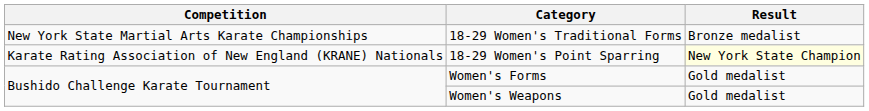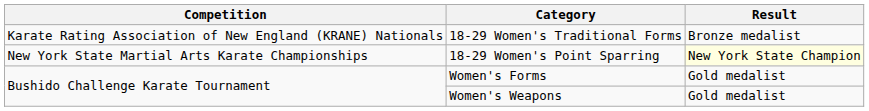(188, 35) New York State Martial Arts Karate Championships -> (225, 35) Karate Rating Association of New England (KRANE) Nationals
(225, 55) Karate Rating Association of New England (KRANE) Nationals -> (188, 55) New York State Martial Arts Karate Championships
